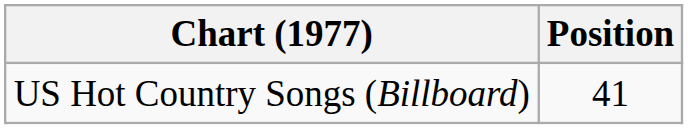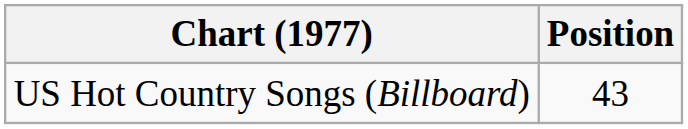(611, 92) 41 -> (611, 92) 43
